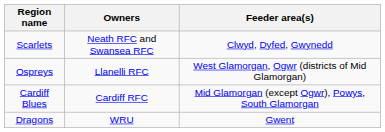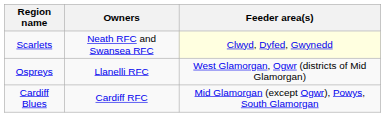(280, 44) no background -> (280, 44) lightyellow background
- row: (34, 119)
